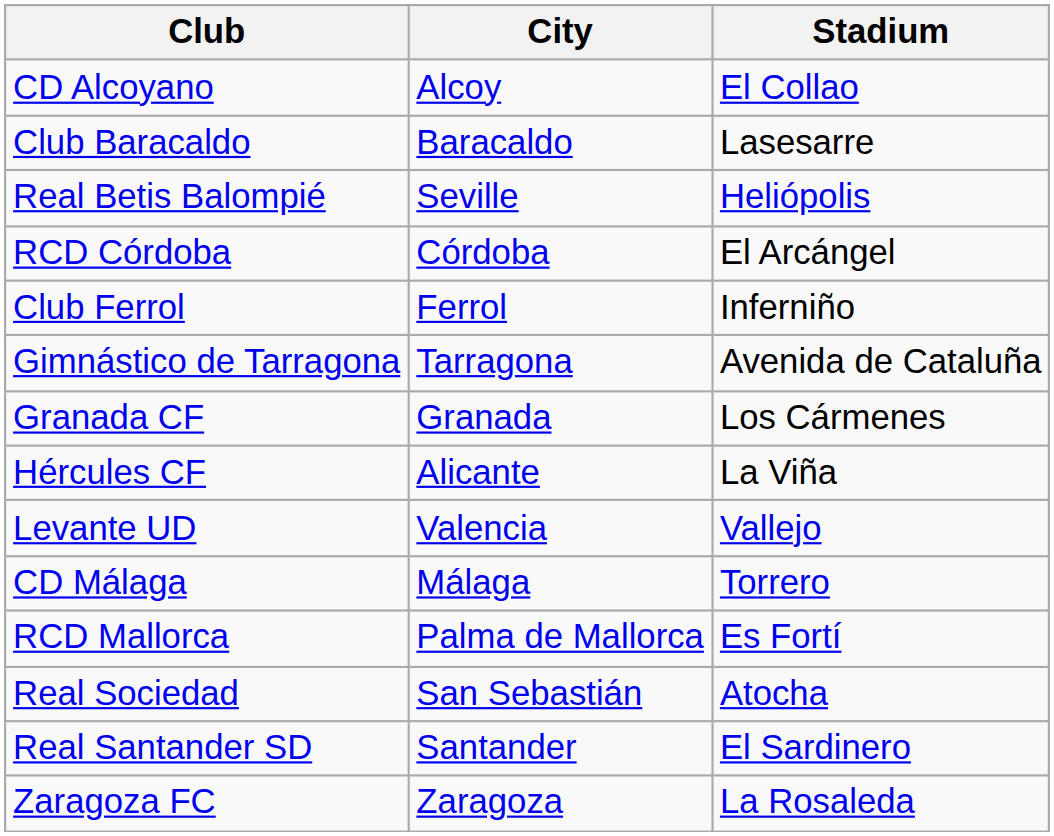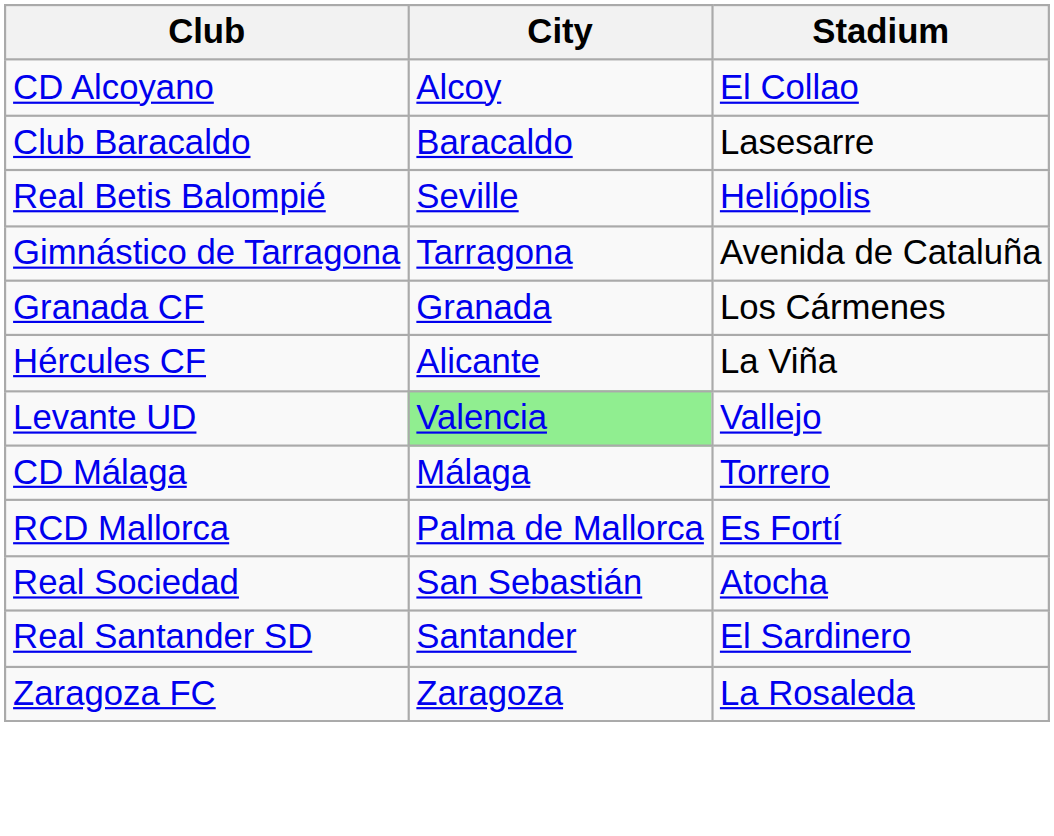- row: (122, 252)
- row: (99, 307)
(482, 527) no background -> (482, 417) lightgreen background
